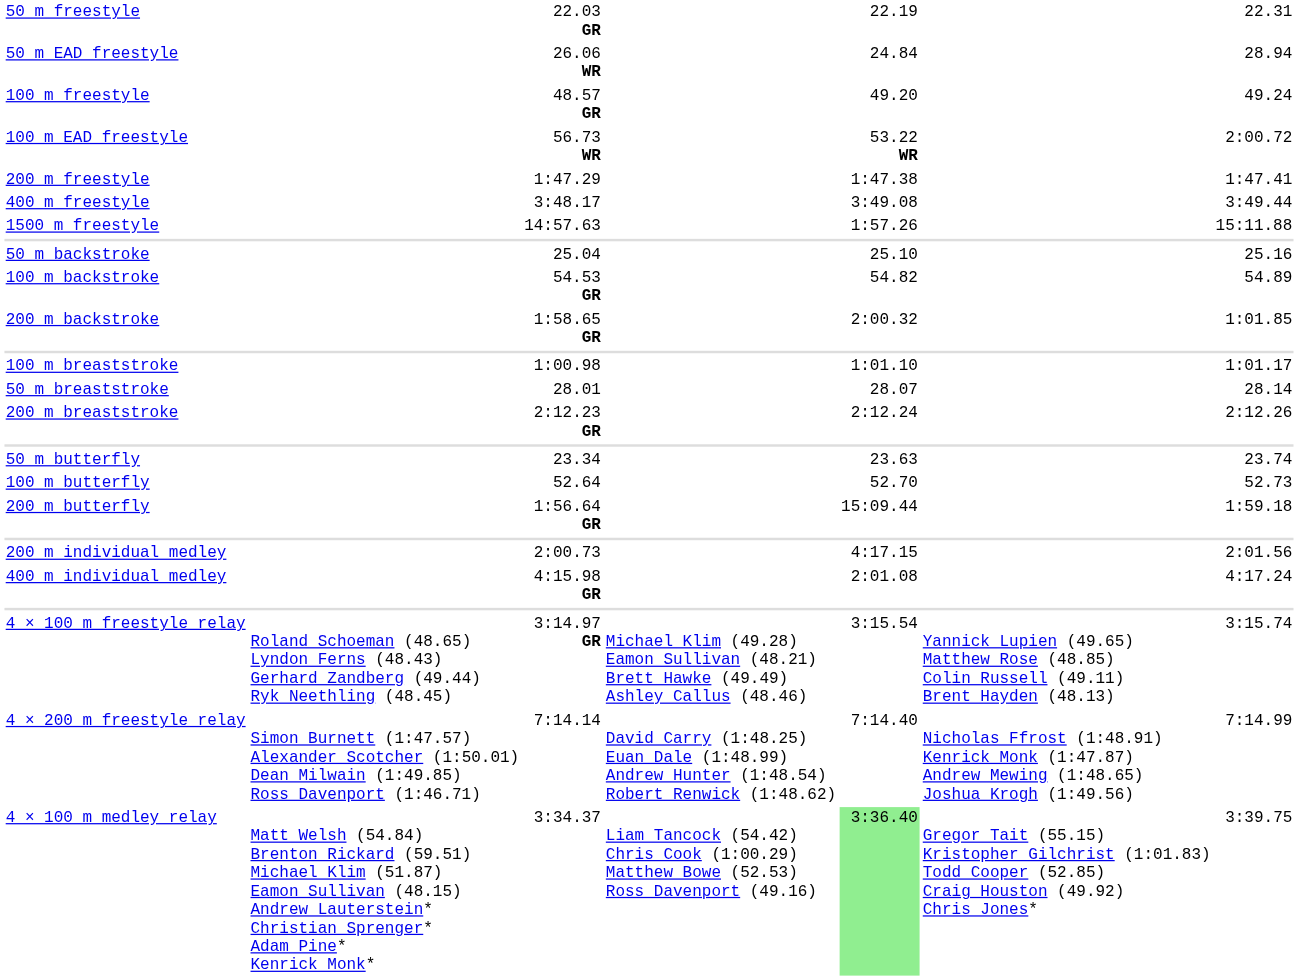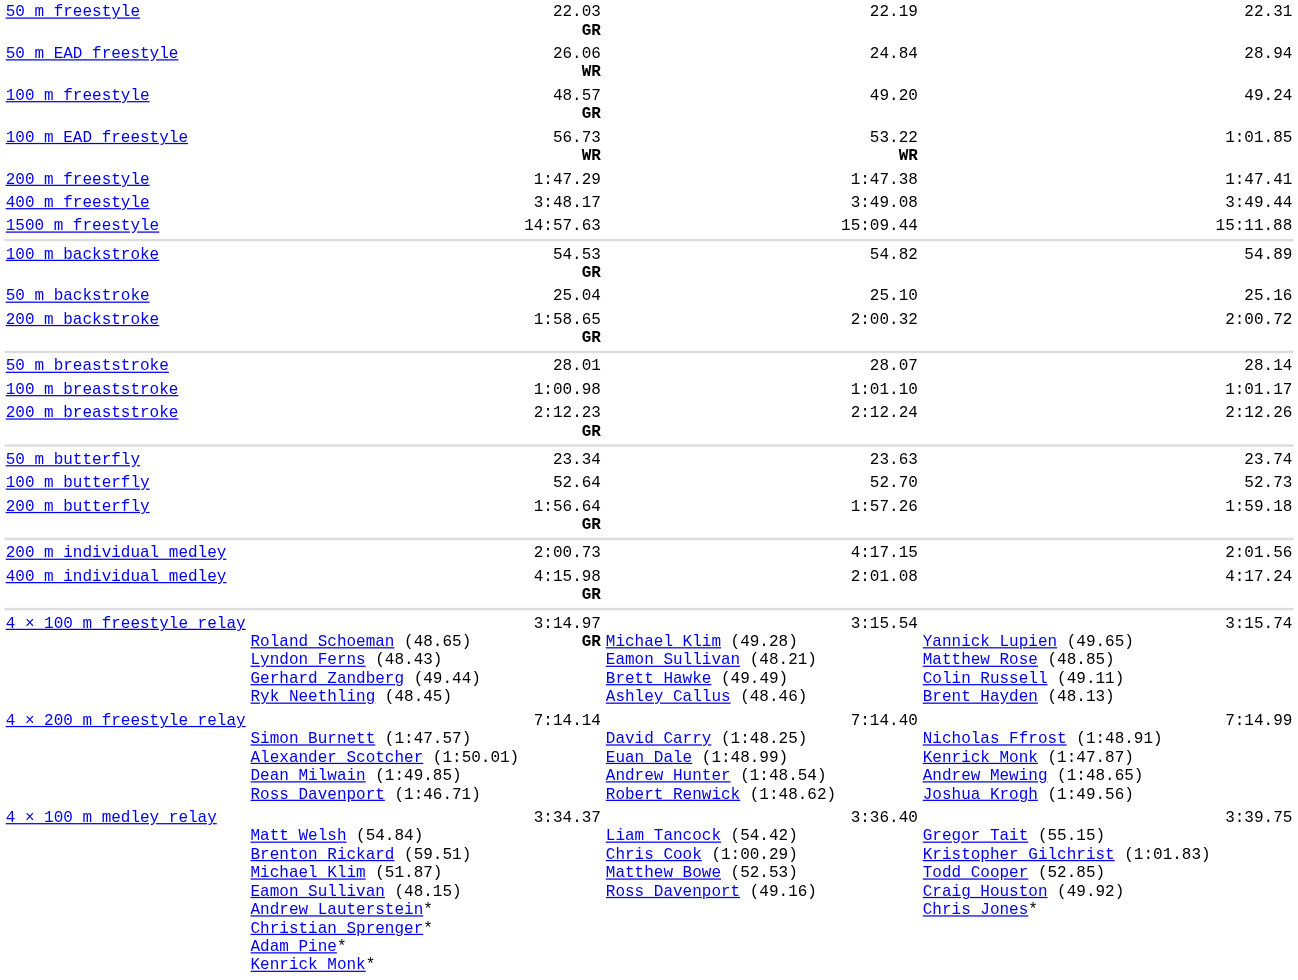(1259, 137) 2:00.72 -> (1259, 137) 1:01.85
(884, 226) 1:57.26 -> (879, 226) 15:09.44
rows swapped: (78, 254) <-> (82, 278)
(1259, 319) 1:01.85 -> (1259, 319) 2:00.72
rows swapped: (87, 390) <-> (92, 366)
(879, 506) 15:09.44 -> (884, 506) 1:57.26
(884, 818) lightgreen background -> (884, 818) no background
